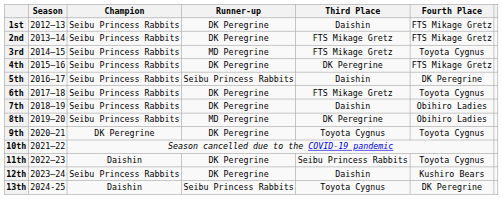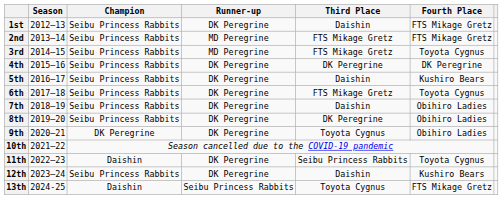(239, 38) DK Peregrine -> (239, 38) MD Peregrine
(452, 65) FTS Mikage Gretz -> (452, 65) DK Peregrine
(239, 79) Seibu Princess Rabbits -> (239, 79) DK Peregrine
(452, 79) DK Peregrine -> (452, 79) Kushiro Bears
(239, 120) MD Peregrine -> (239, 120) DK Peregrine
(452, 133) Toyota Cygnus -> (452, 133) Obihiro Ladies
(452, 187) DK Peregrine -> (452, 187) FTS Mikage Gretz
